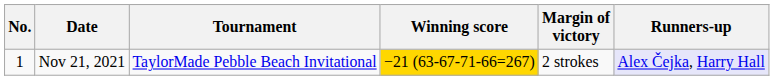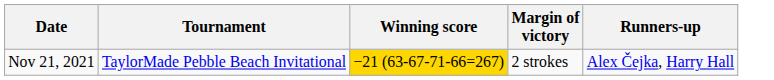- column: (20, 27)
(691, 62) lavender background -> (661, 62) no background
